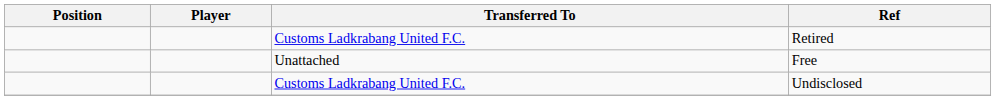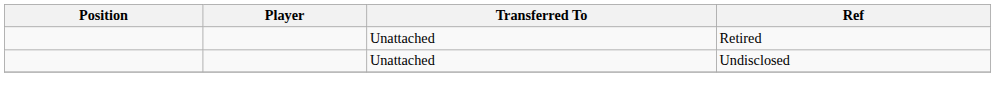(370, 38) Customs Ladkrabang United F.C. -> (402, 38) Unattached
- row: (804, 60)
(370, 83) Customs Ladkrabang United F.C. -> (402, 60) Unattached
